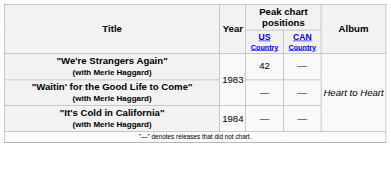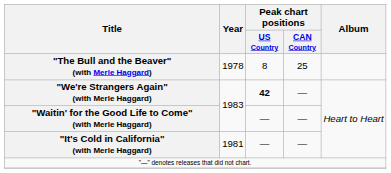+ row: (112, 66)
(265, 66) normal -> (265, 92) bold
(233, 118) 1984 -> (233, 144) 1981
